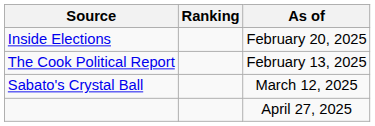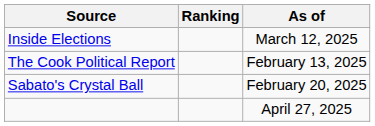(307, 39) February 20, 2025 -> (307, 39) March 12, 2025
(307, 86) March 12, 2025 -> (307, 86) February 20, 2025
